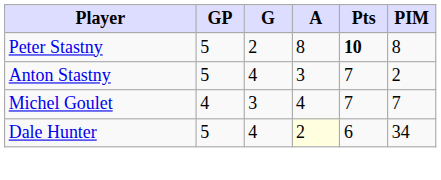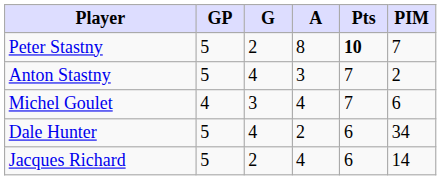(396, 47) 8 -> (396, 47) 7
(396, 103) 7 -> (396, 103) 6
(300, 132) lightyellow background -> (300, 132) no background
+ row: (67, 160)
